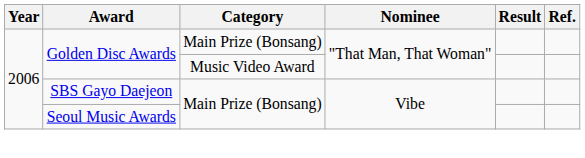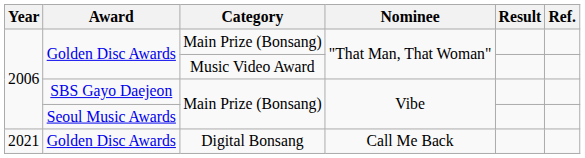+ row: (111, 141)
